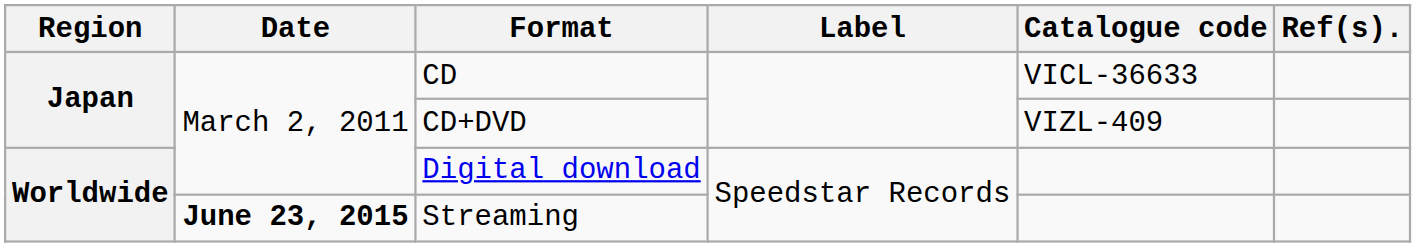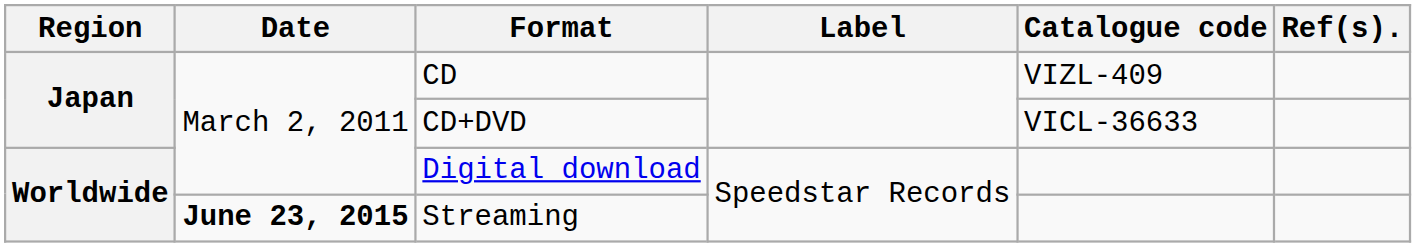(1111, 76) VICL-36633 -> (1094, 76) VIZL-409
(1094, 123) VIZL-409 -> (1111, 123) VICL-36633
